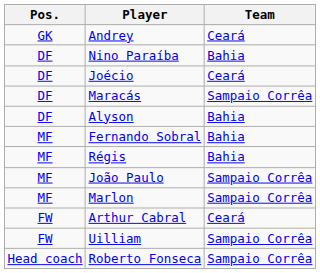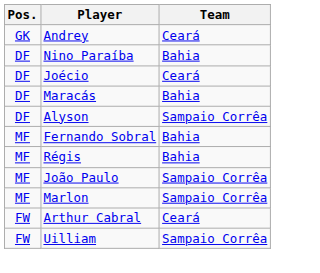(260, 96) Sampaio Corrêa -> (181, 96) Bahia
(226, 116) Bahia -> (215, 116) Sampaio Corrêa
- row: (145, 259)
